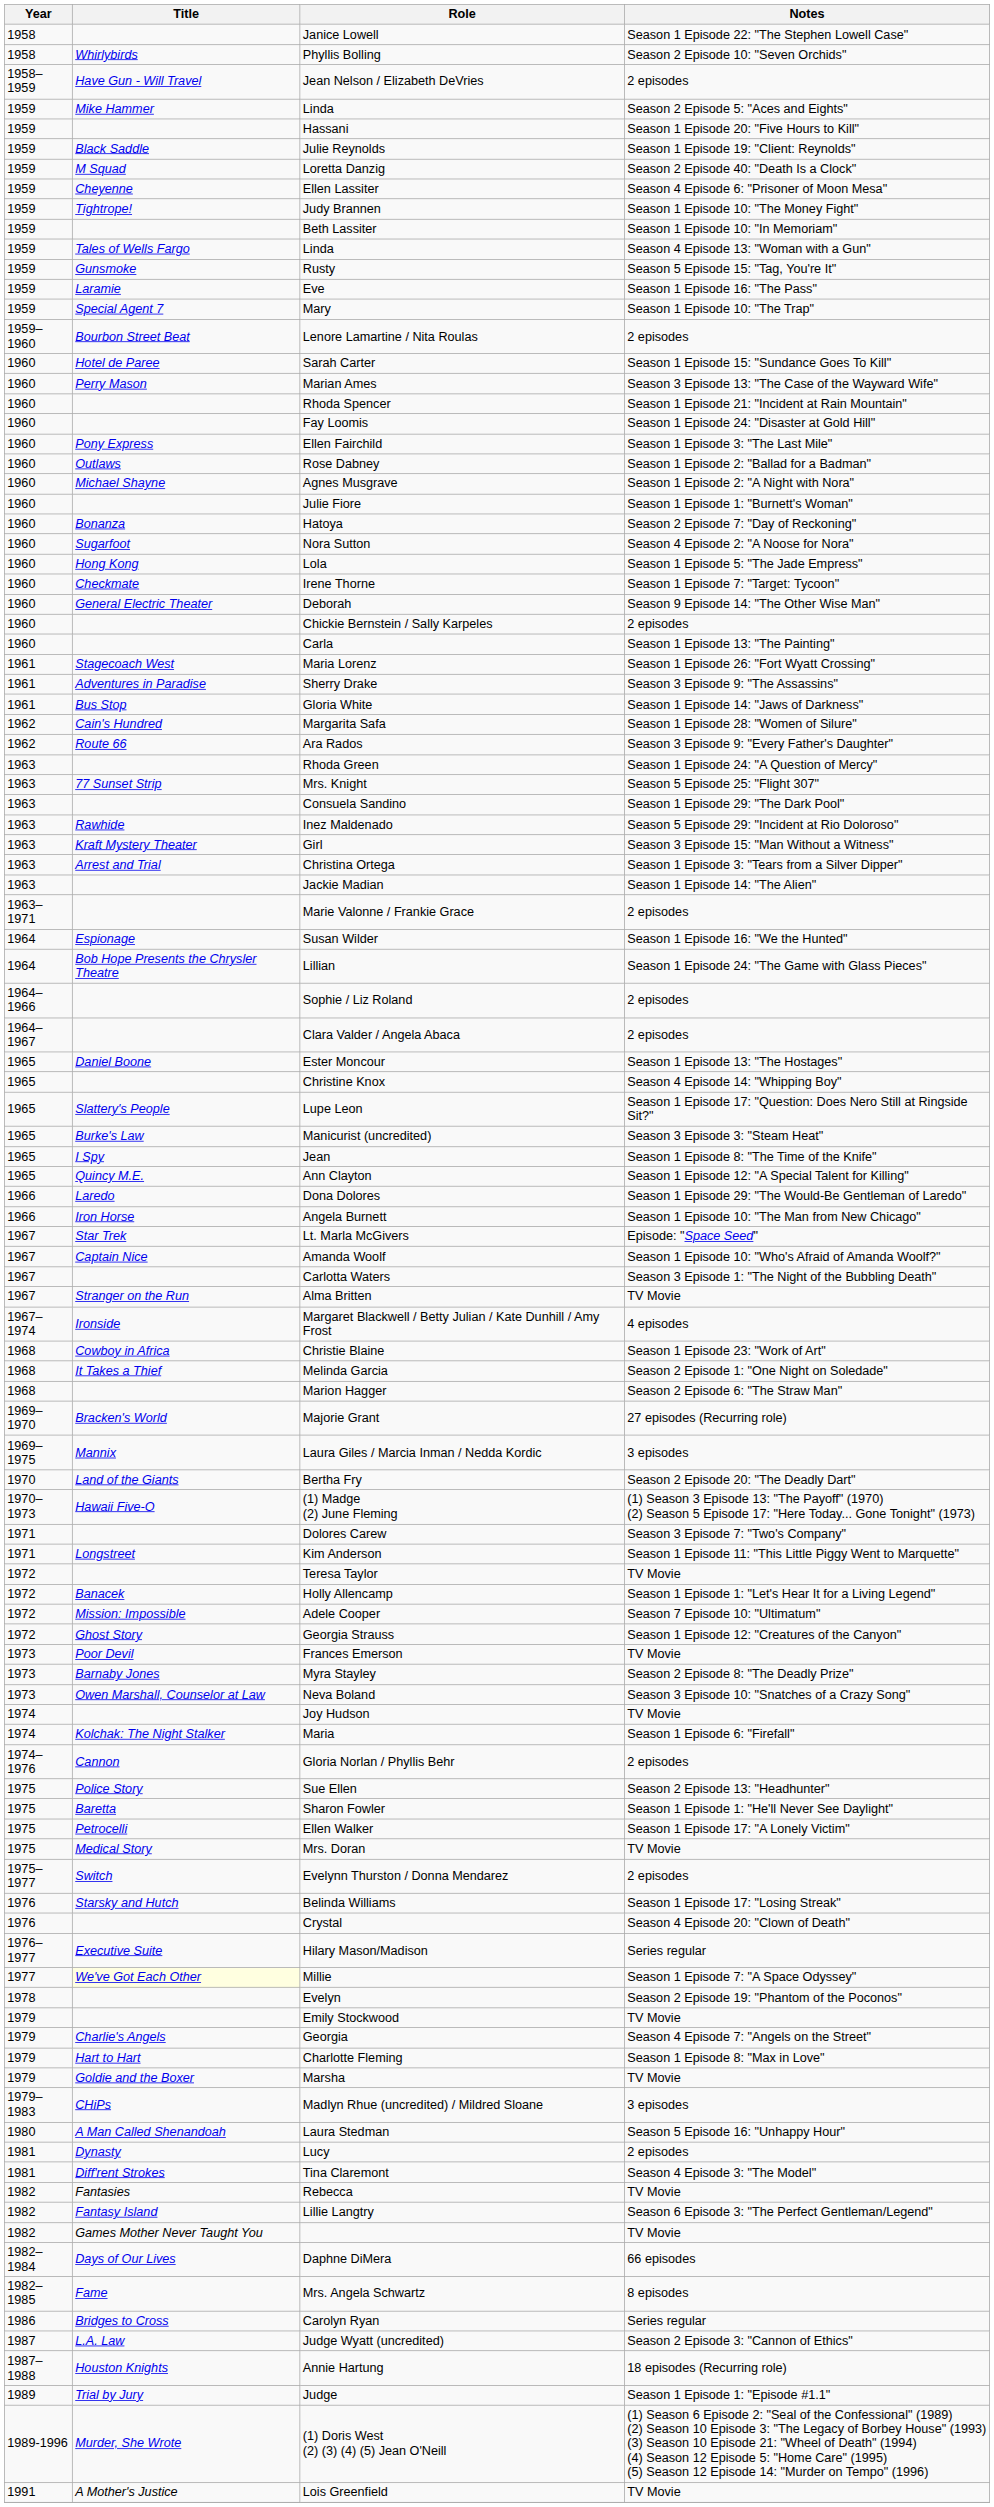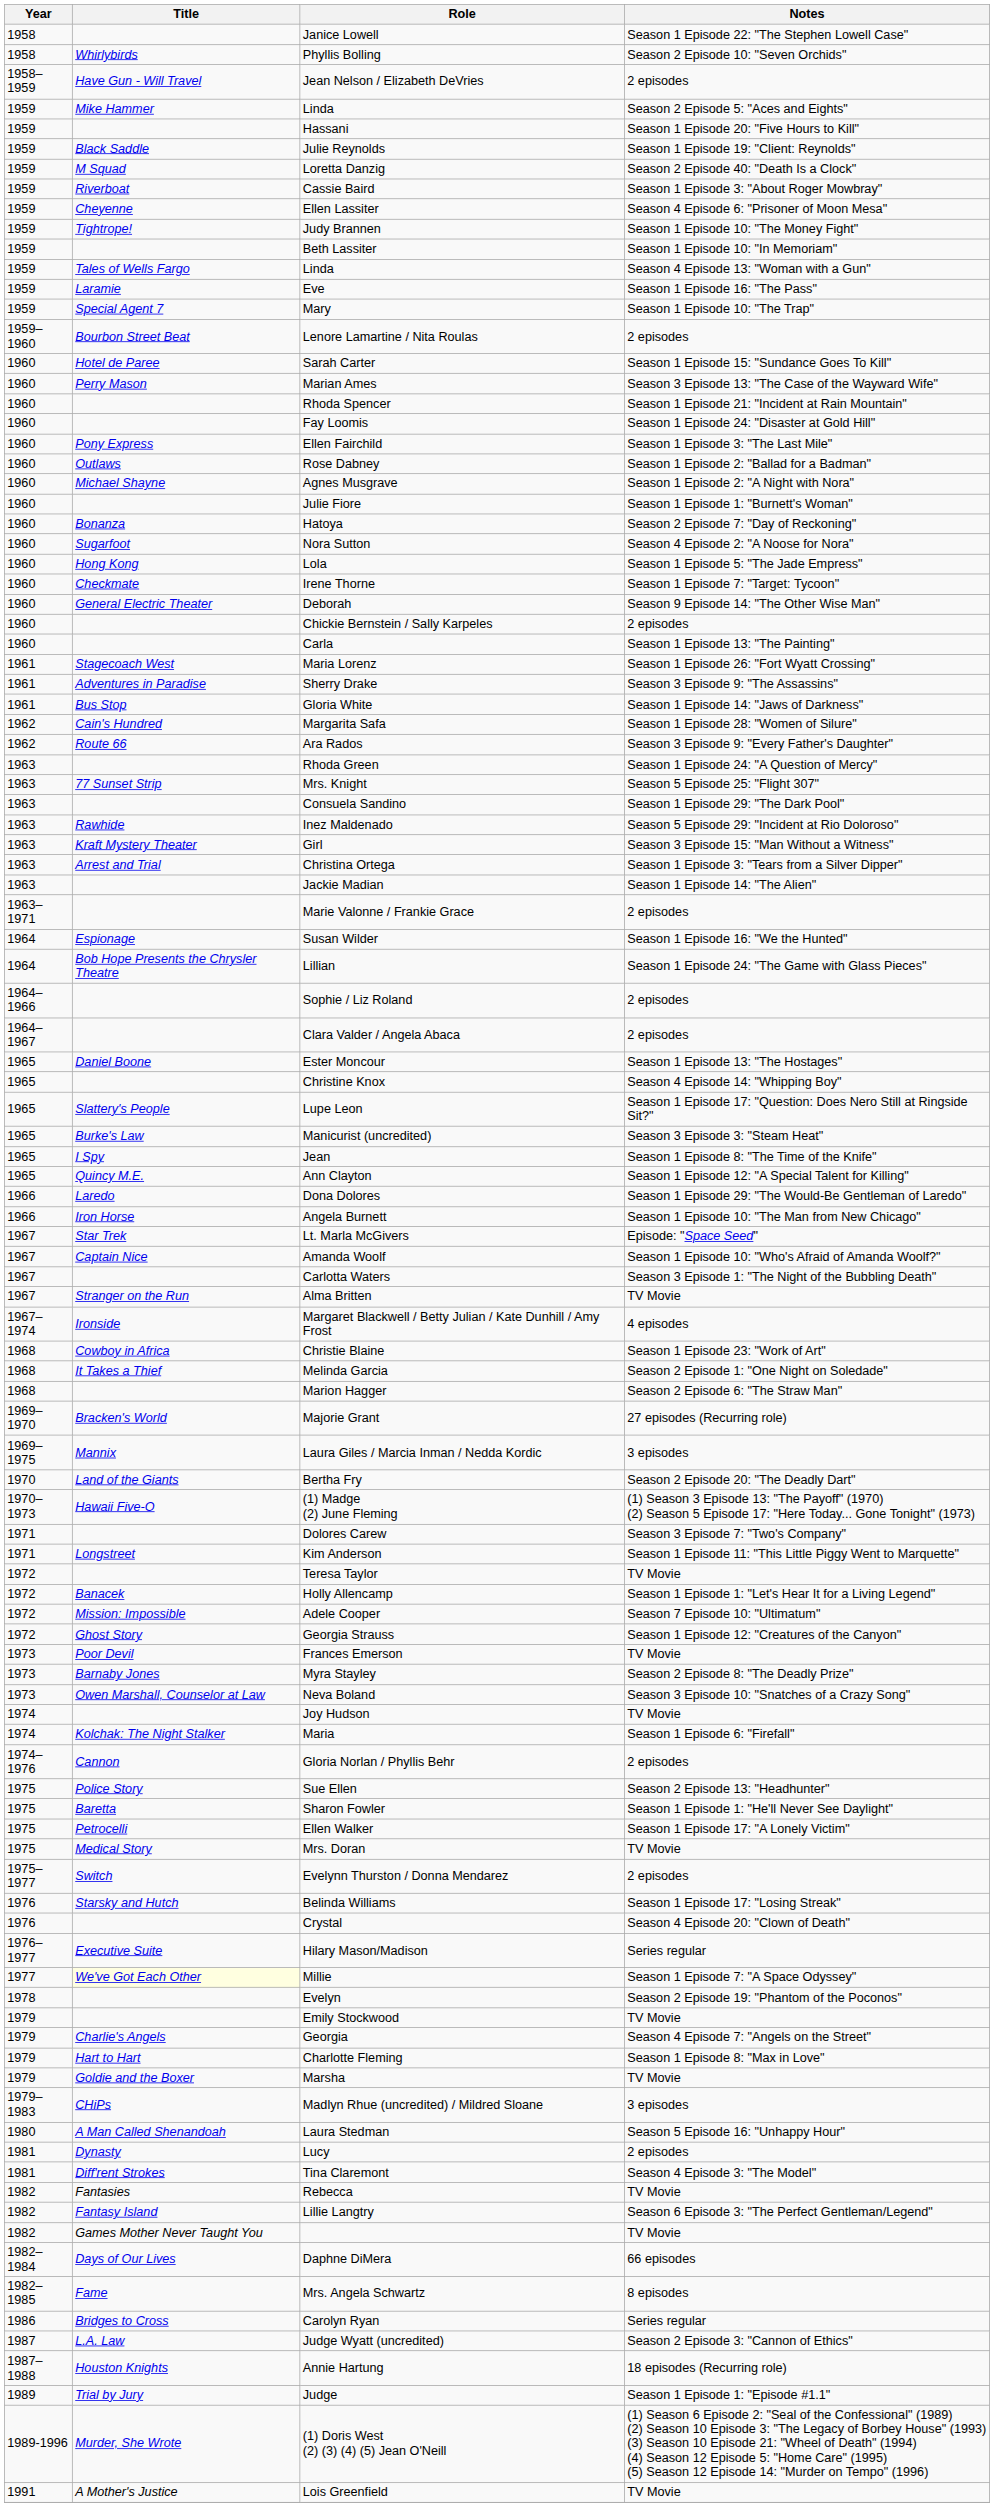+ row: (339, 189)
- row: (319, 269)
